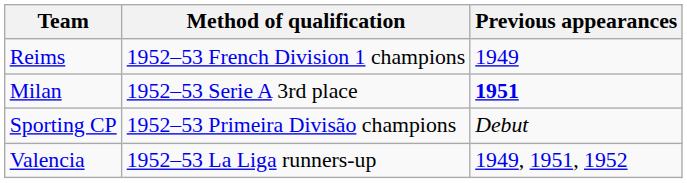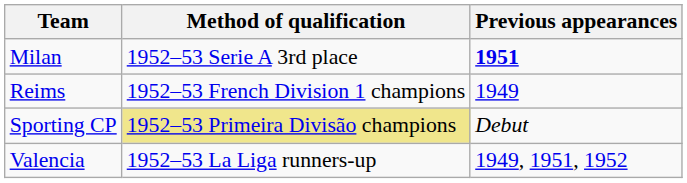rows swapped: (38, 56) <-> (36, 90)
(291, 125) no background -> (291, 125) khaki background
